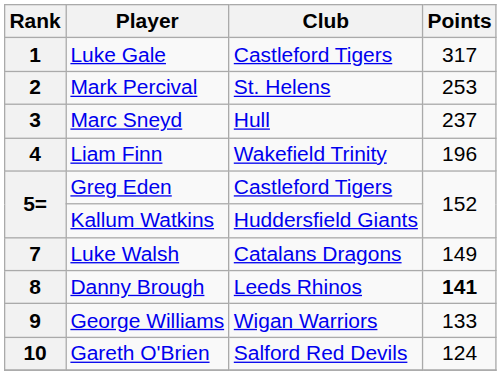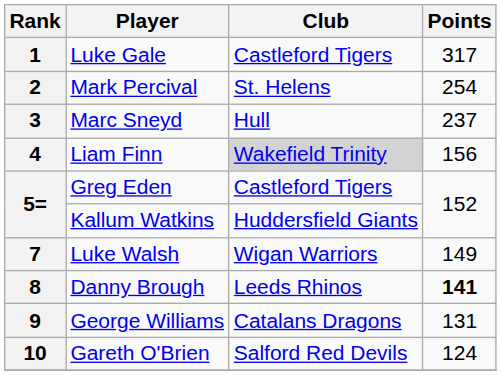(460, 87) 253 -> (460, 87) 254
(310, 154) no background -> (310, 154) lightgrey background
(460, 154) 196 -> (460, 154) 156
(318, 253) Catalans Dragons -> (306, 253) Wigan Warriors
(306, 320) Wigan Warriors -> (318, 320) Catalans Dragons
(460, 320) 133 -> (460, 320) 131
